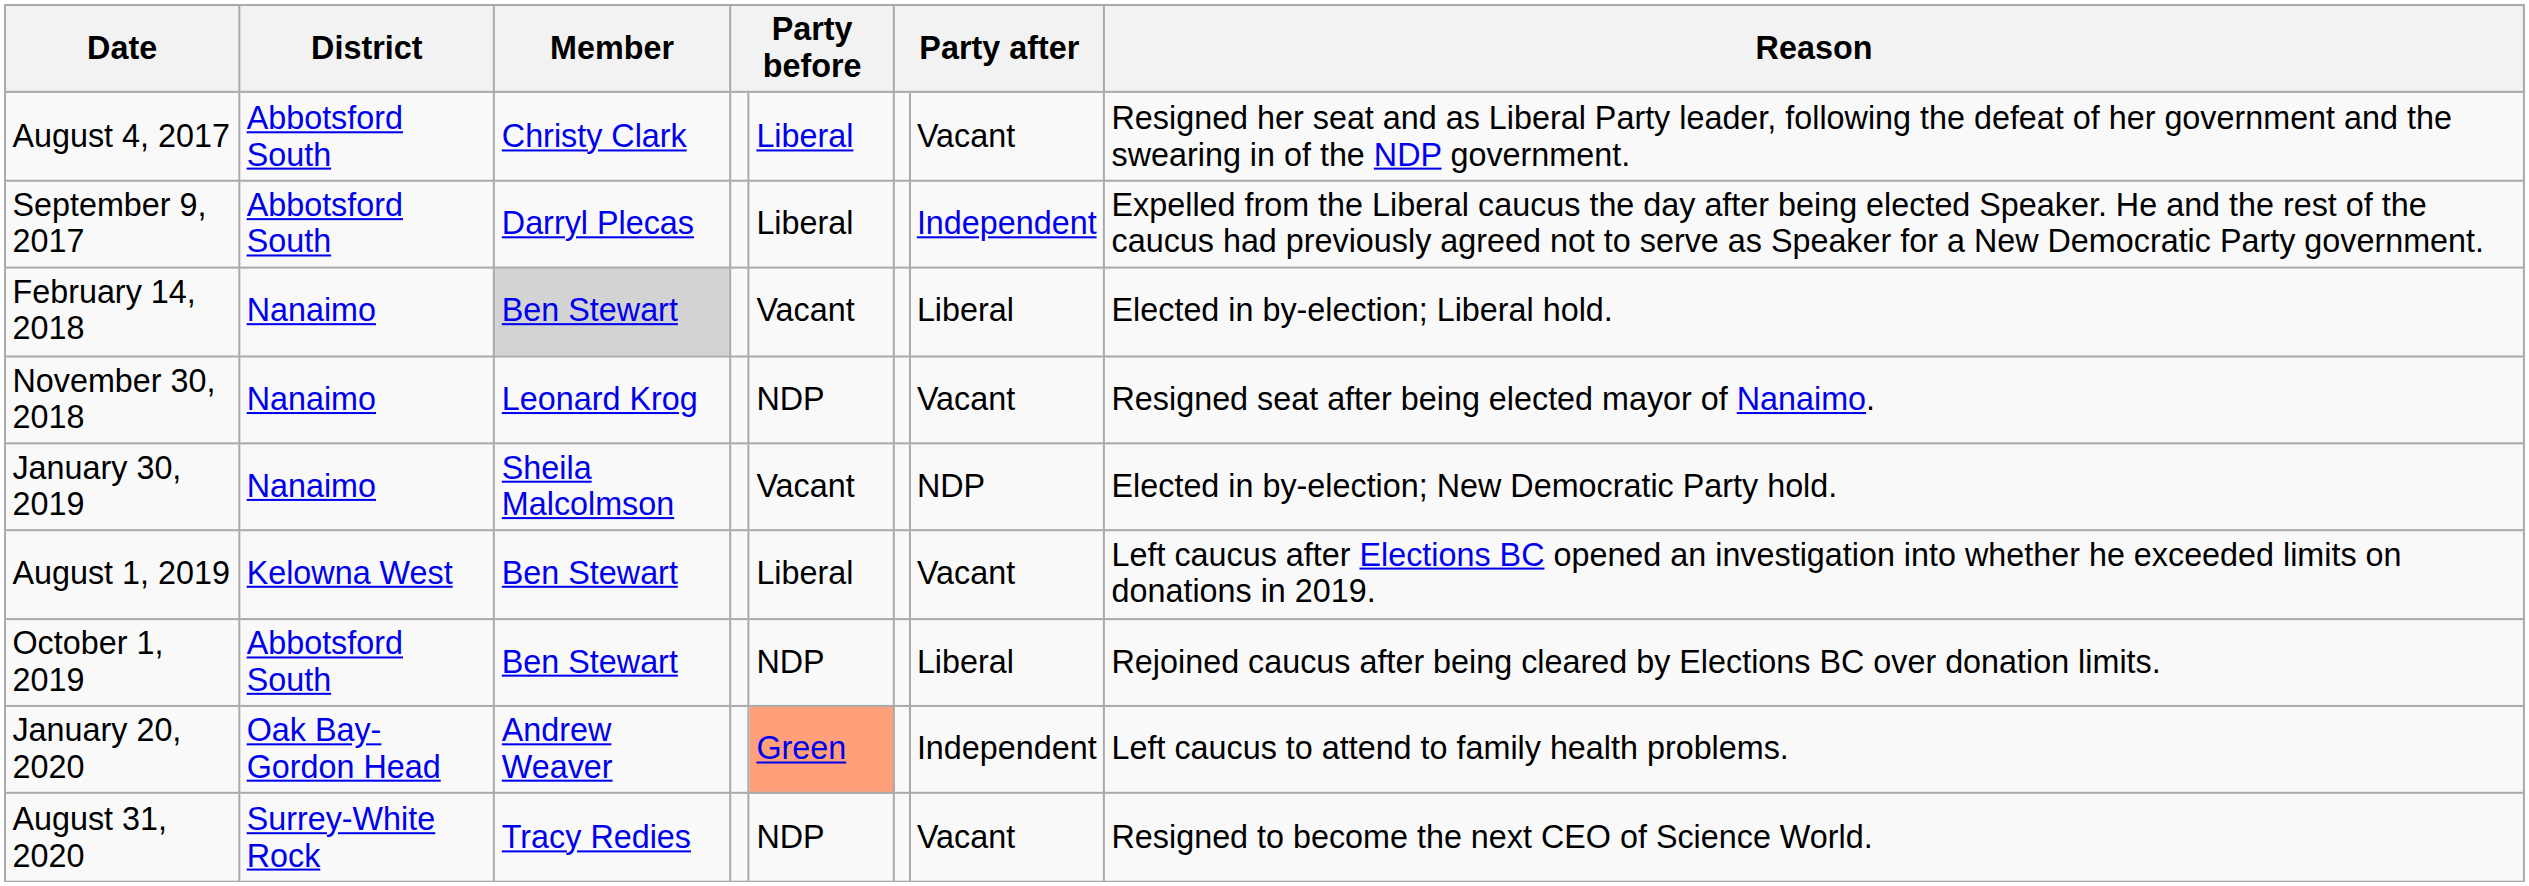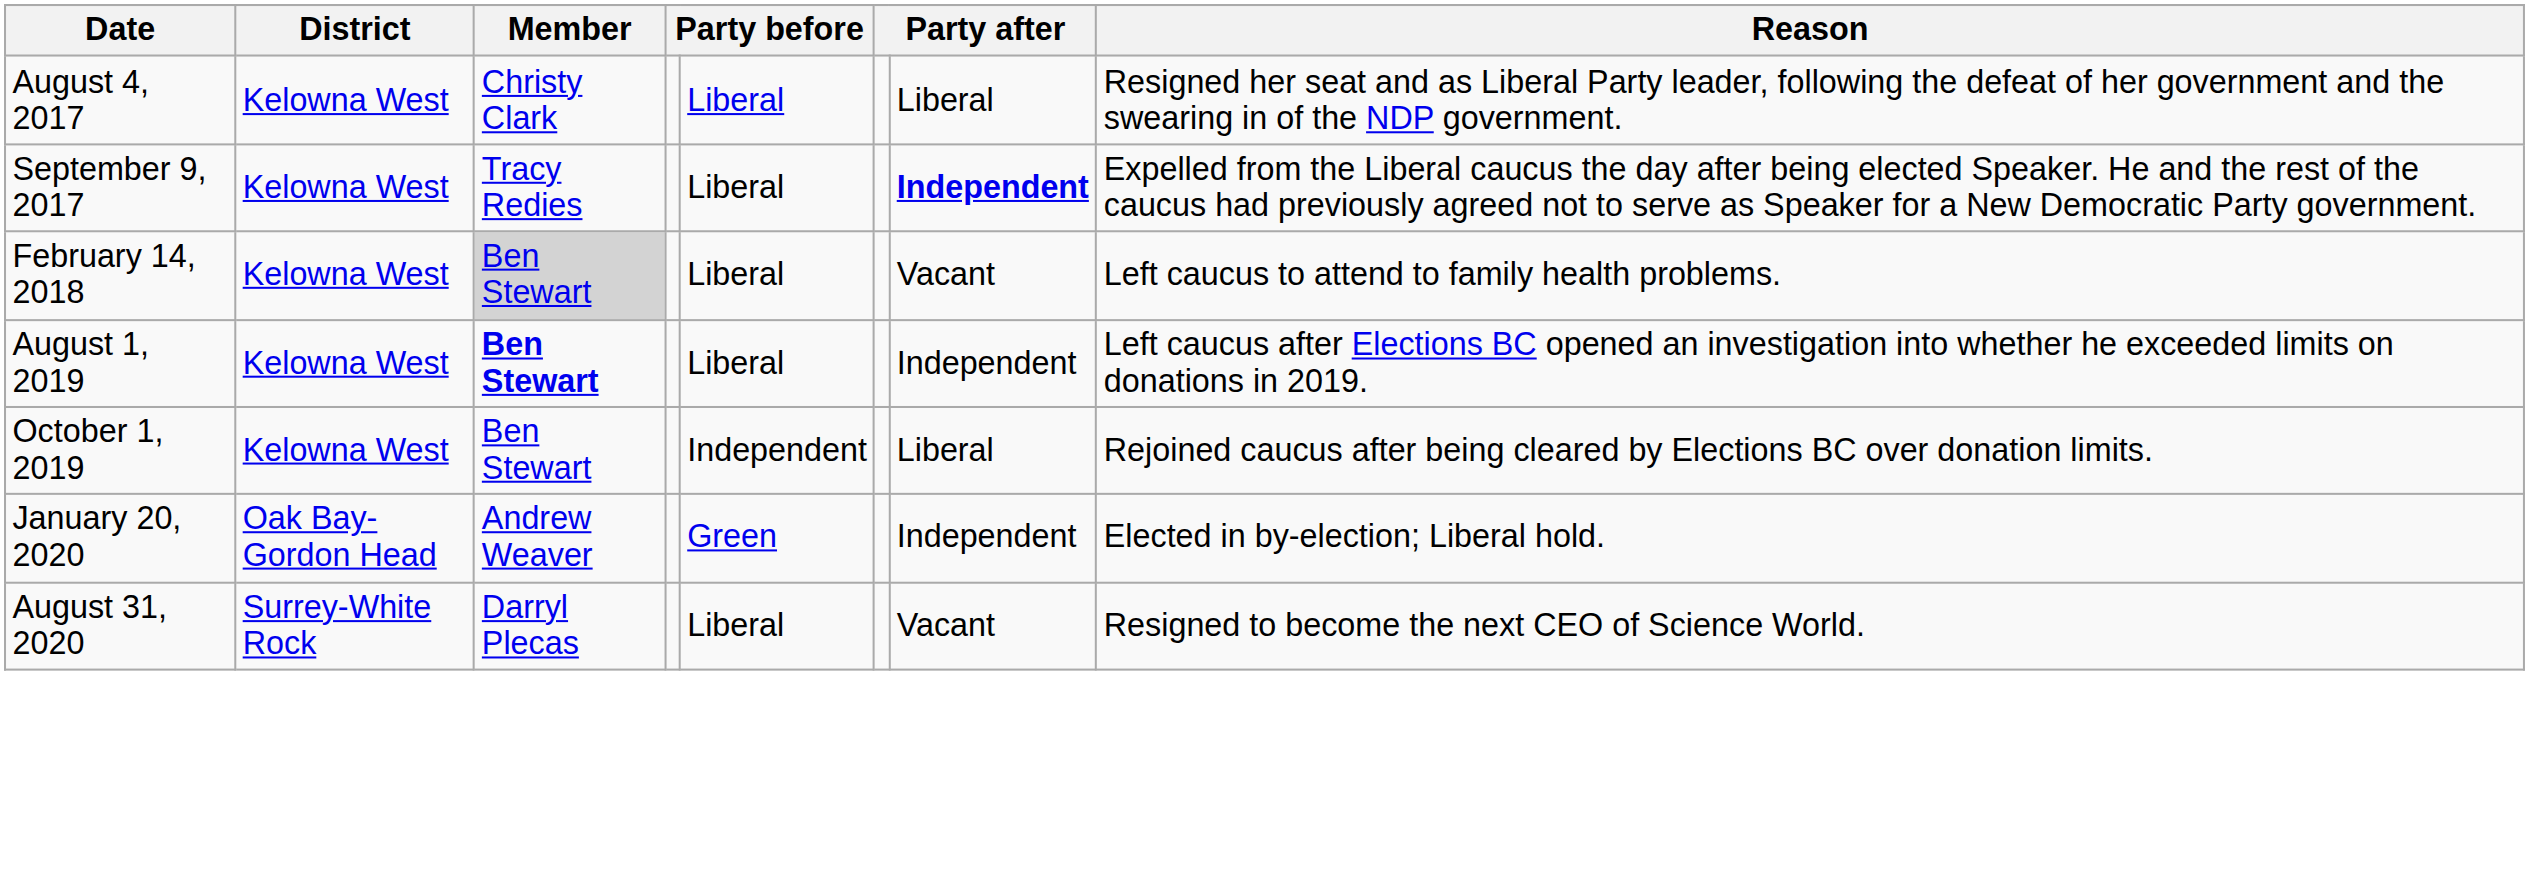(325, 135) Abbotsford South -> (346, 99) Kelowna West
(966, 135) Vacant -> (945, 99) Liberal
(325, 223) Abbotsford South -> (346, 187) Kelowna West
(598, 223) Darryl Plecas -> (532, 187) Tracy Redies
(1007, 223) normal -> (993, 187) bold
(311, 311) Nanaimo -> (346, 274) Kelowna West
(805, 311) Vacant -> (736, 274) Liberal
(965, 311) Liberal -> (946, 274) Vacant
(1362, 311) Elected in by-election; Liberal hold. -> (1442, 274) Left caucus to attend to family health problems.
- row: (114, 398)
- row: (97, 486)
(590, 574) normal -> (540, 362) bold
(966, 574) Vacant -> (987, 362) Independent
(325, 661) Abbotsford South -> (346, 450) Kelowna West
(791, 661) NDP -> (777, 450) Independent
(801, 749) lightsalmon background -> (732, 537) no background
(1450, 749) Left caucus to attend to family health problems. -> (1354, 537) Elected in by-election; Liberal hold.
(596, 836) Tracy Redies -> (530, 625) Darryl Plecas
(791, 836) NDP -> (736, 625) Liberal
